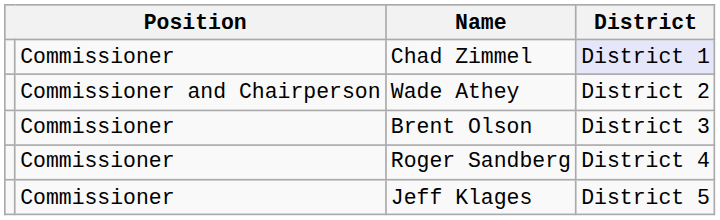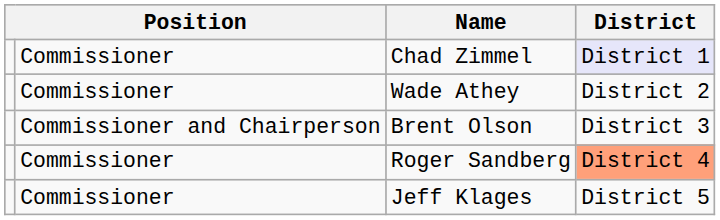(200, 92) Commissioner and Chairperson -> (97, 92) Commissioner
(97, 127) Commissioner -> (200, 127) Commissioner and Chairperson
(646, 162) no background -> (646, 162) lightsalmon background
